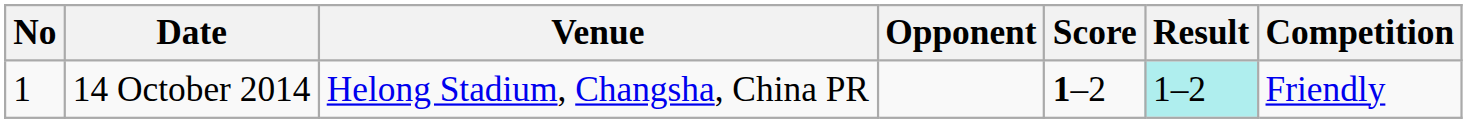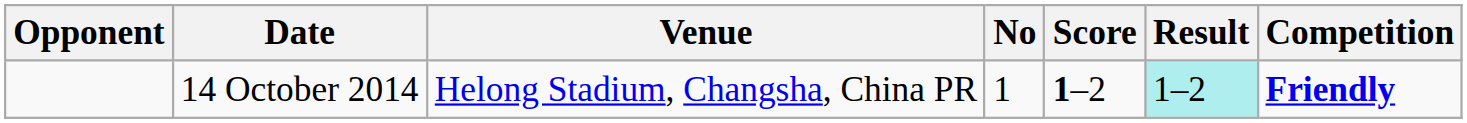columns swapped: (35, 32) <-> (961, 32)
(1325, 88) normal -> (1330, 88) bold
